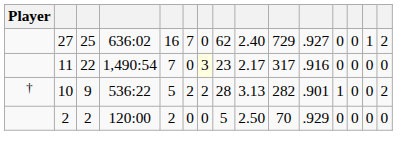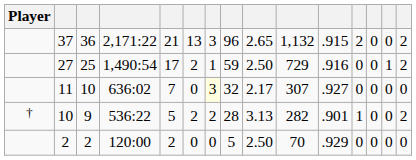+ row: (65, 41)
(130, 41) 636:02 -> (130, 65) 1,490:54
(172, 41) 16 -> (172, 65) 17
(190, 41) 7 -> (194, 65) 2
(205, 41) 0 -> (213, 65) 1
(224, 41) 62 -> (231, 65) 59
(252, 41) 2.40 -> (259, 65) 2.50
(316, 41) .927 -> (335, 65) .916
(88, 65) 22 -> (88, 89) 10
(130, 65) 1,490:54 -> (130, 89) 636:02
(224, 65) 23 -> (231, 89) 32
(284, 65) 317 -> (297, 89) 307
(316, 65) .916 -> (335, 89) .927
